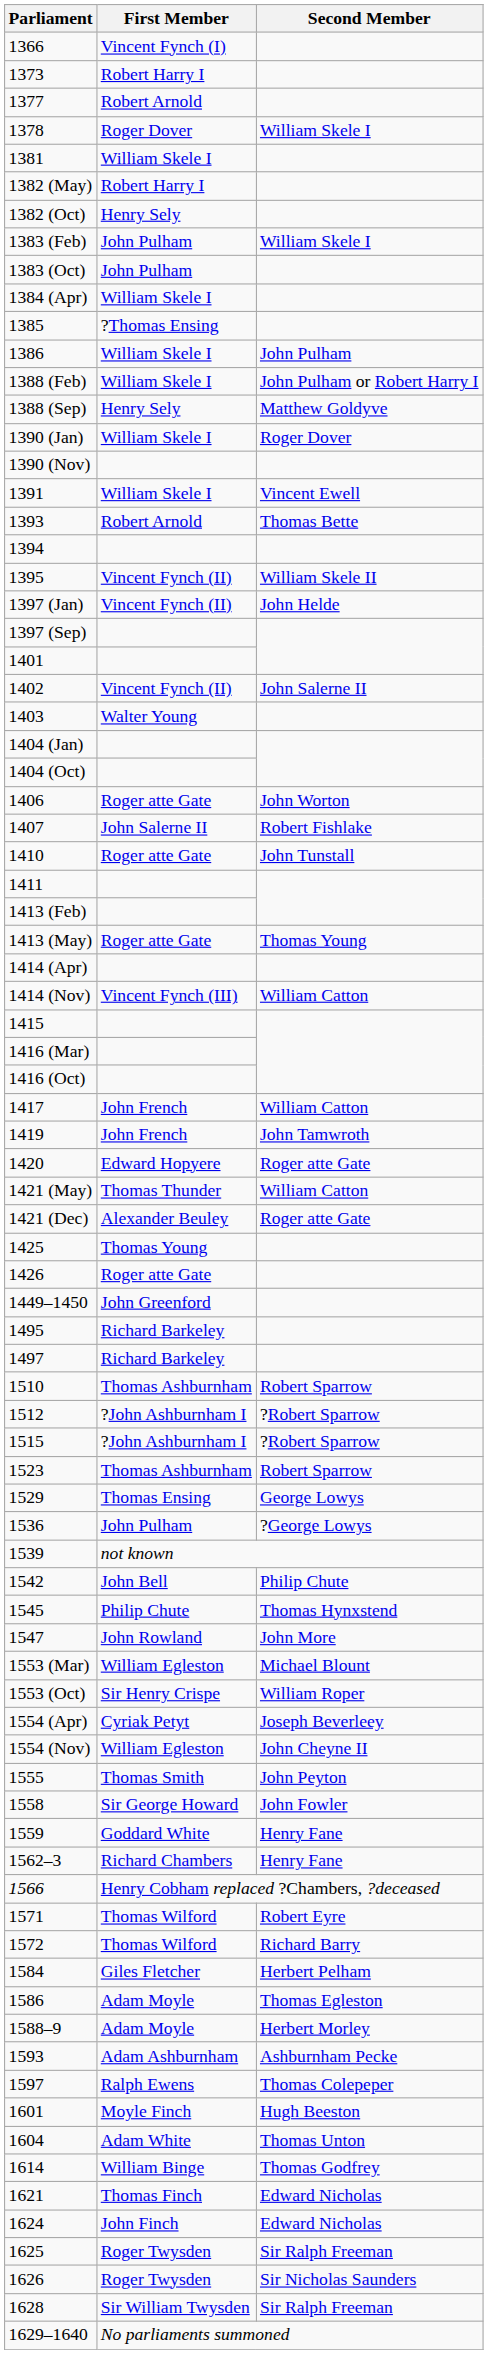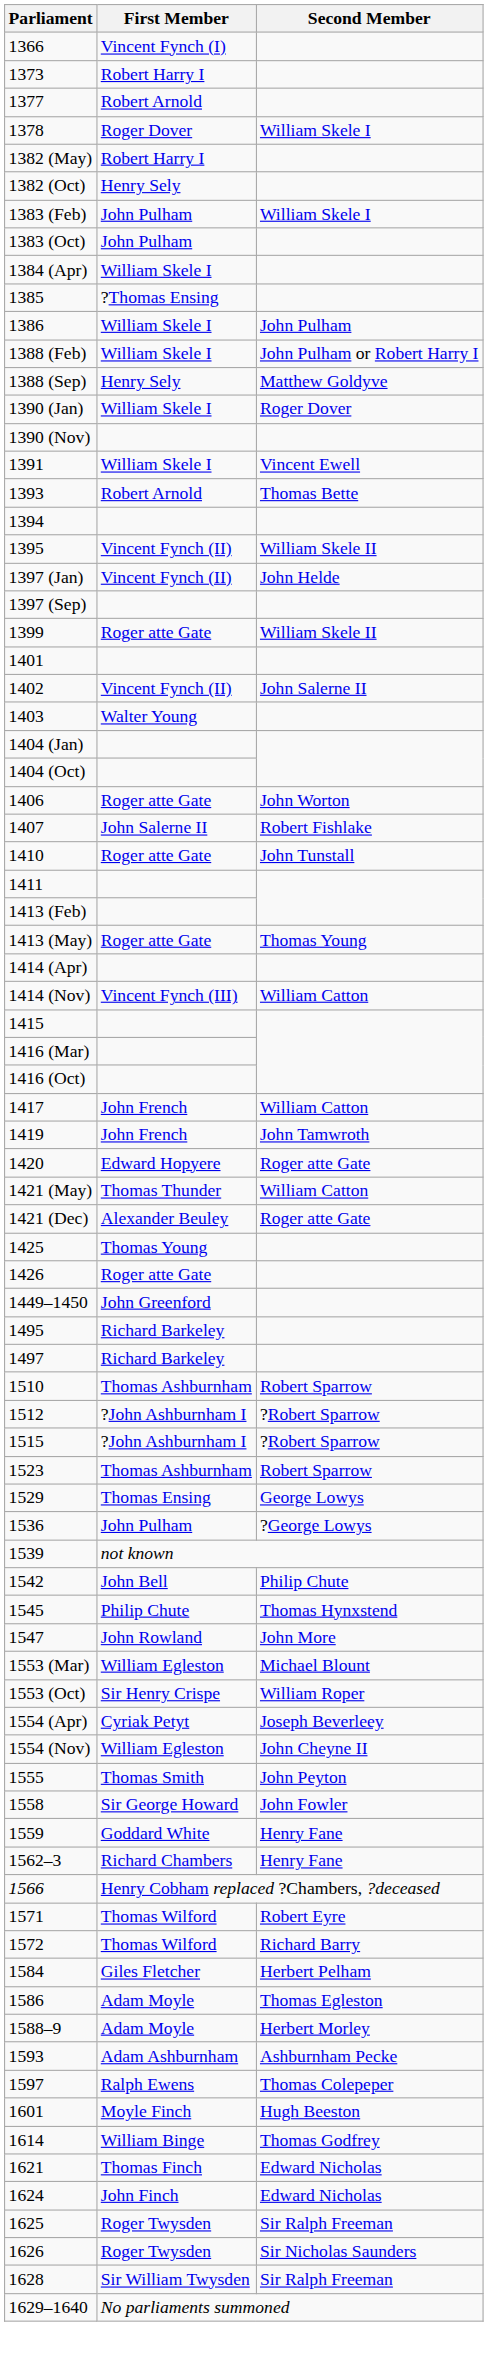- row: (26, 158)
+ row: (26, 632)
- row: (26, 2139)
